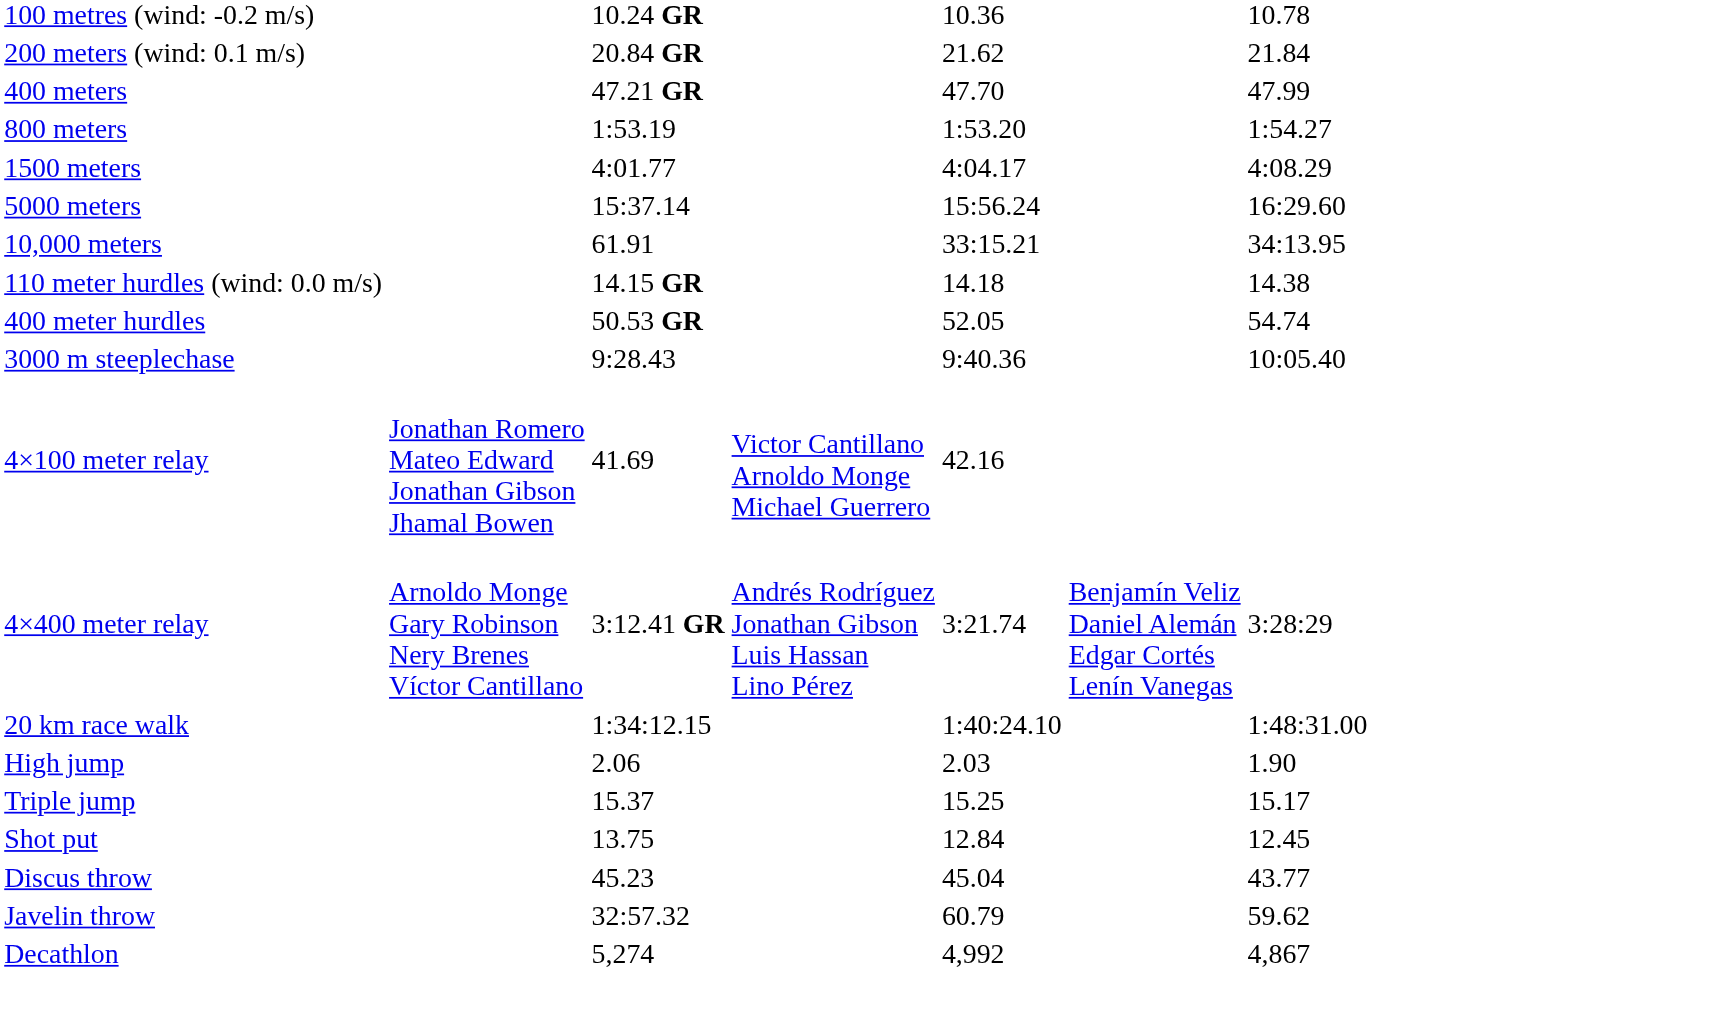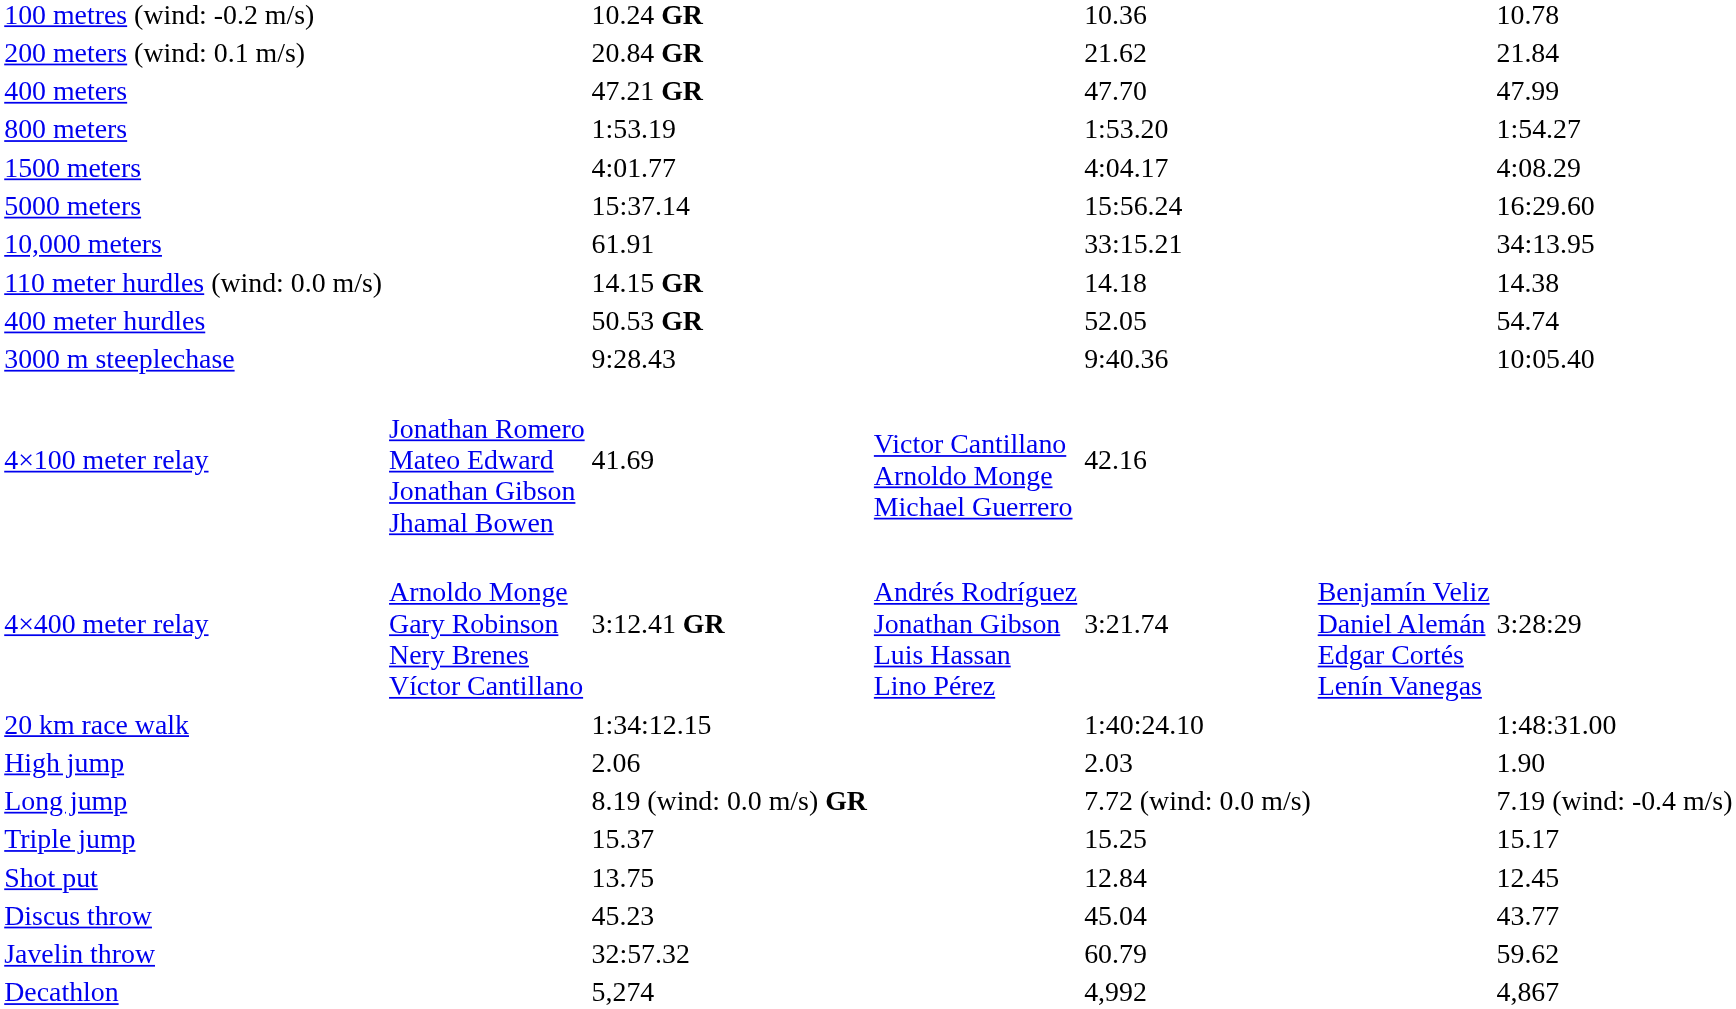+ row: (66, 800)
